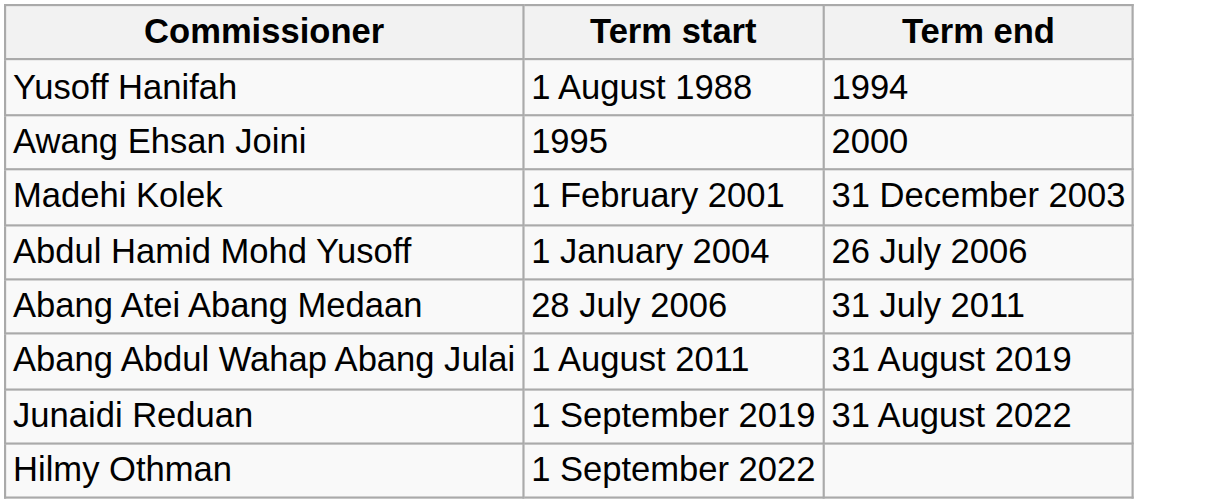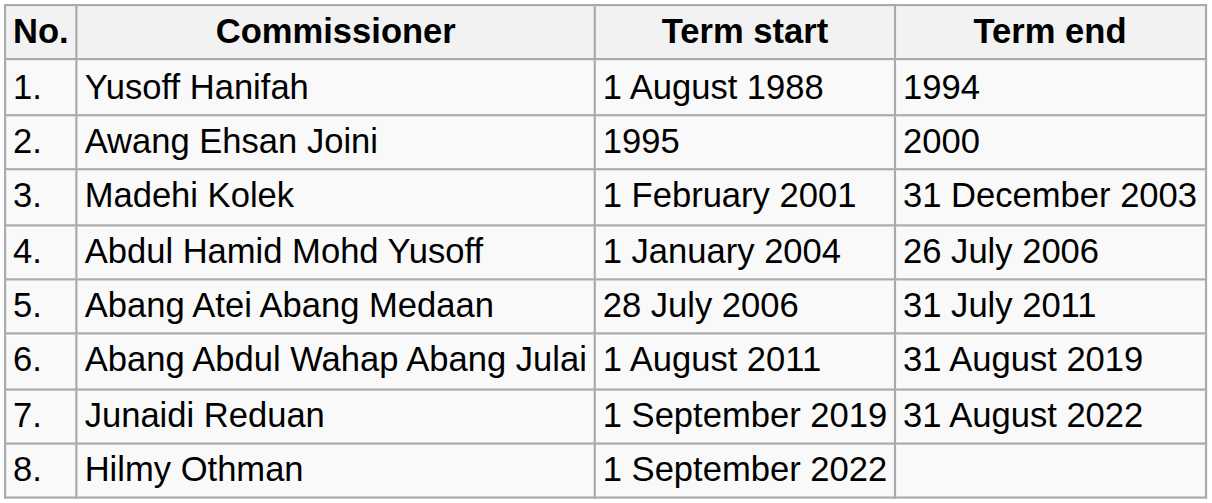+ column: (41, 31)
